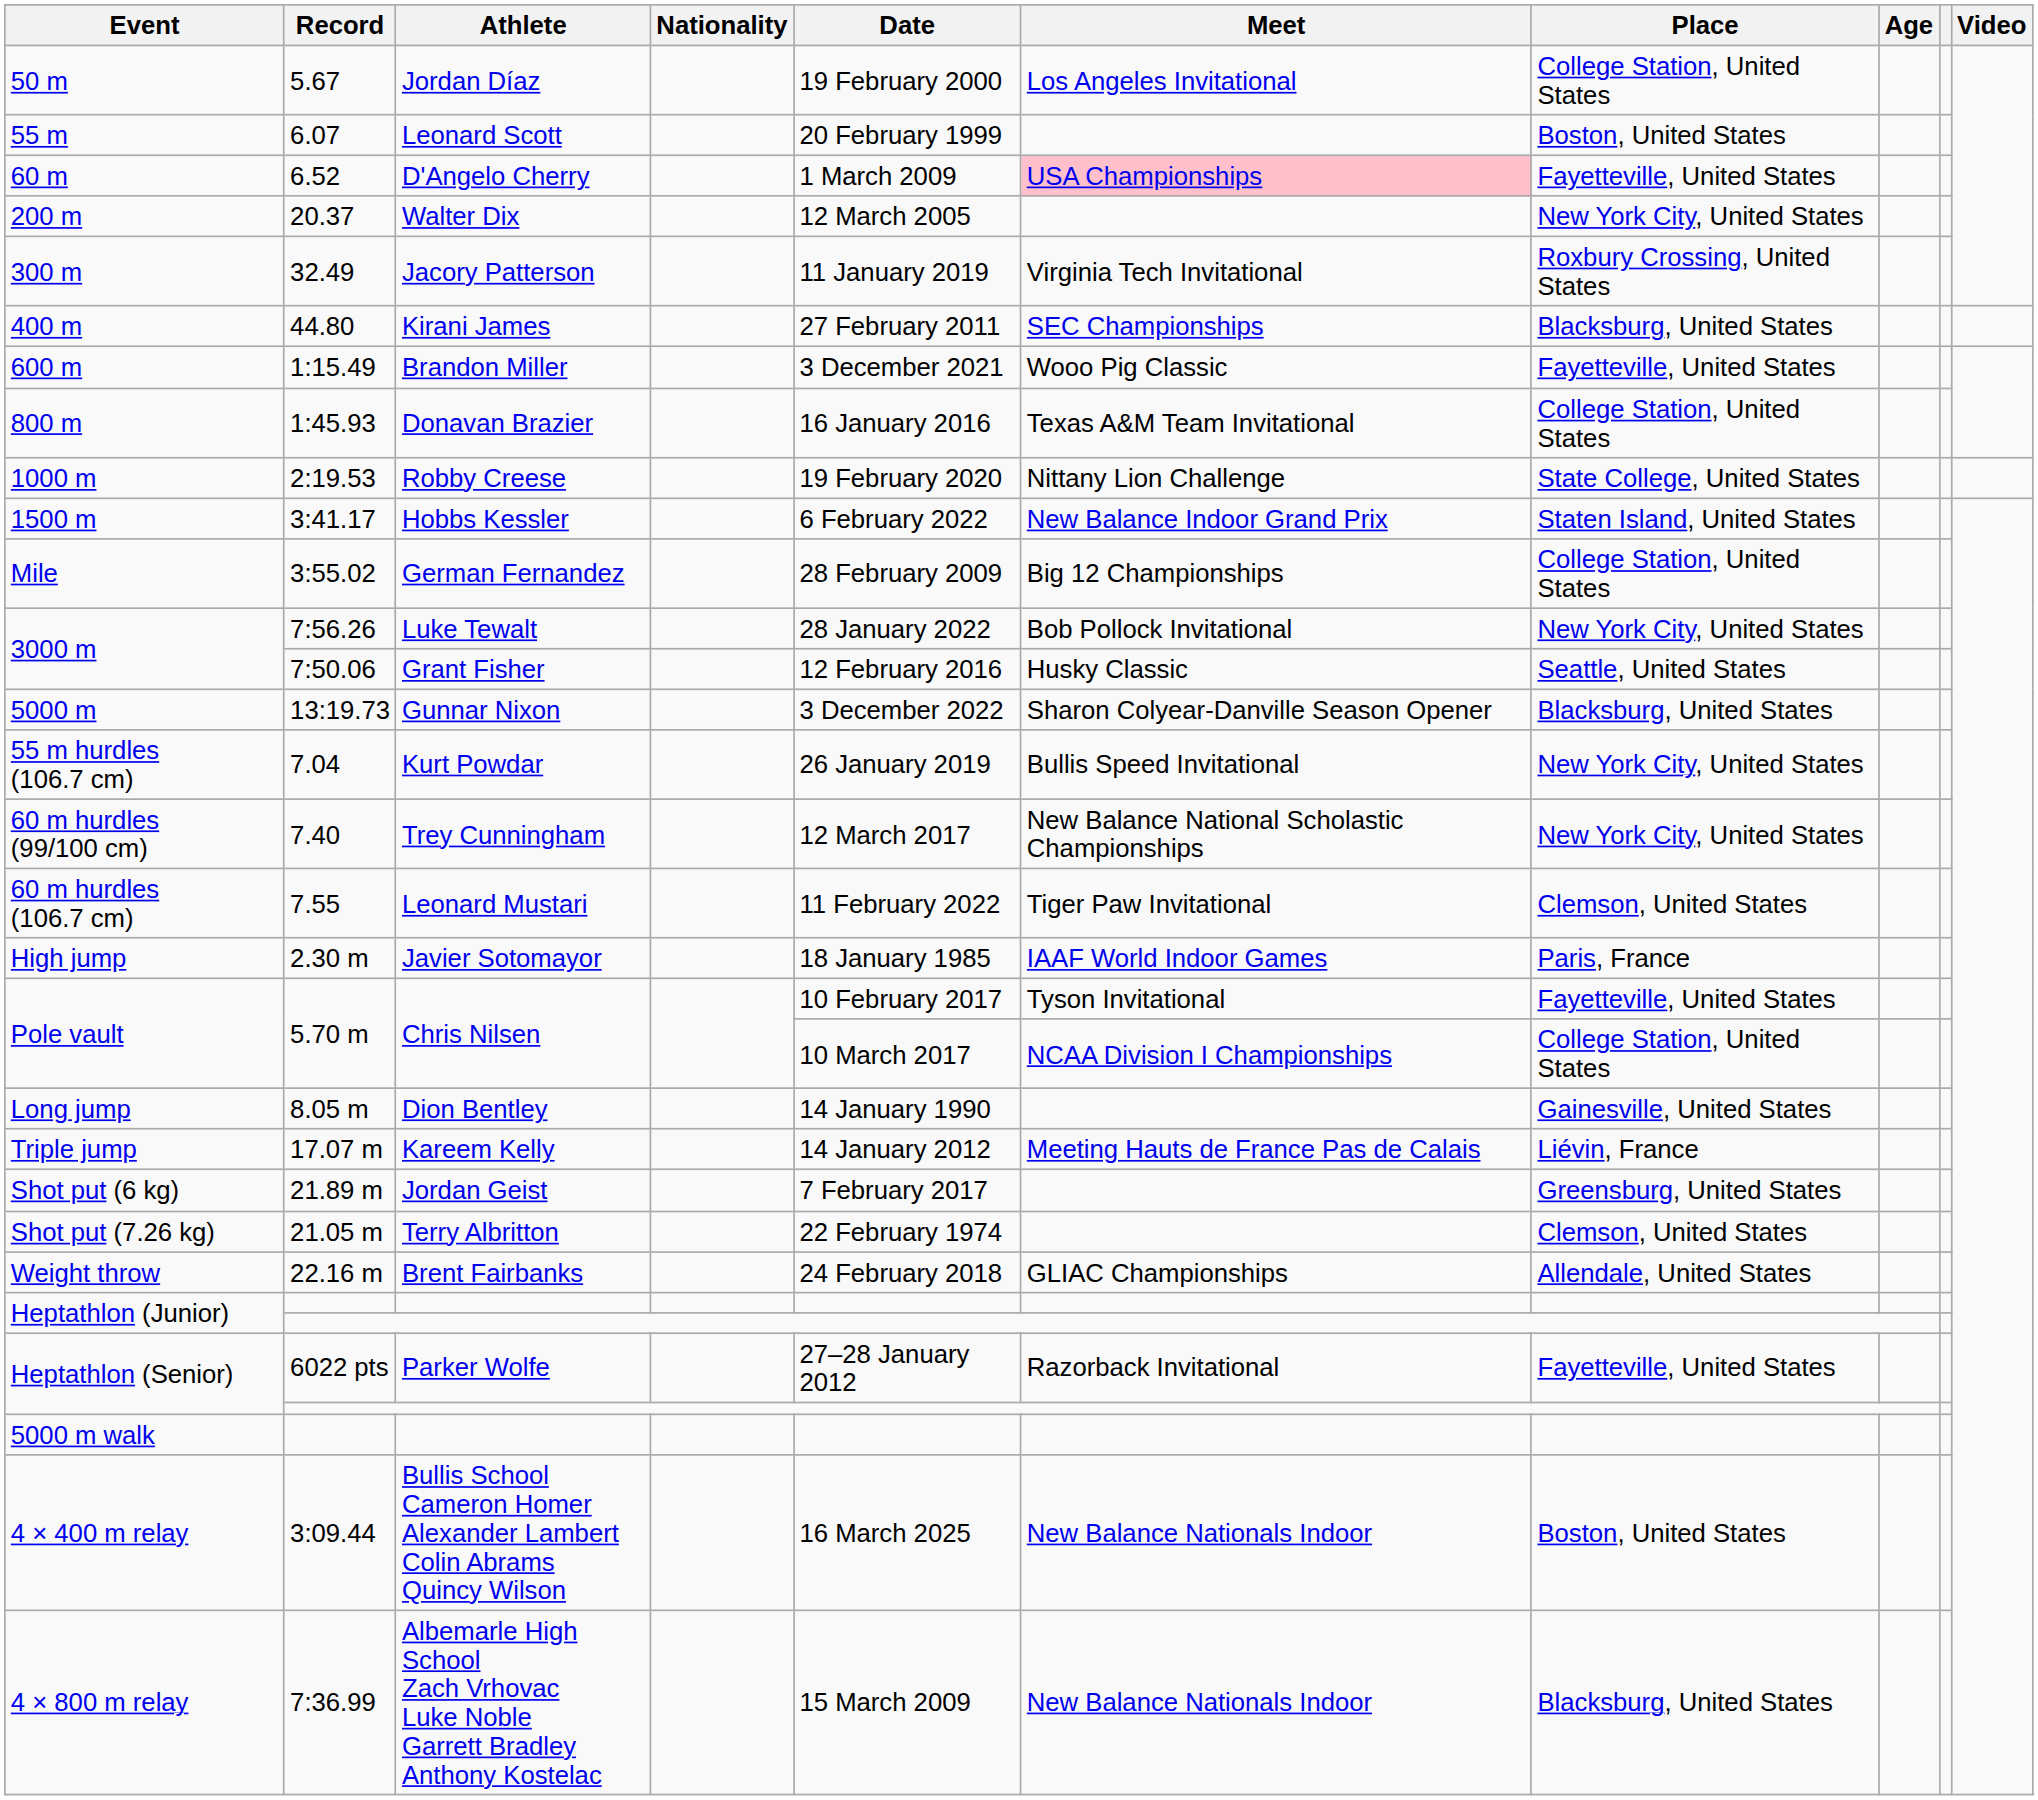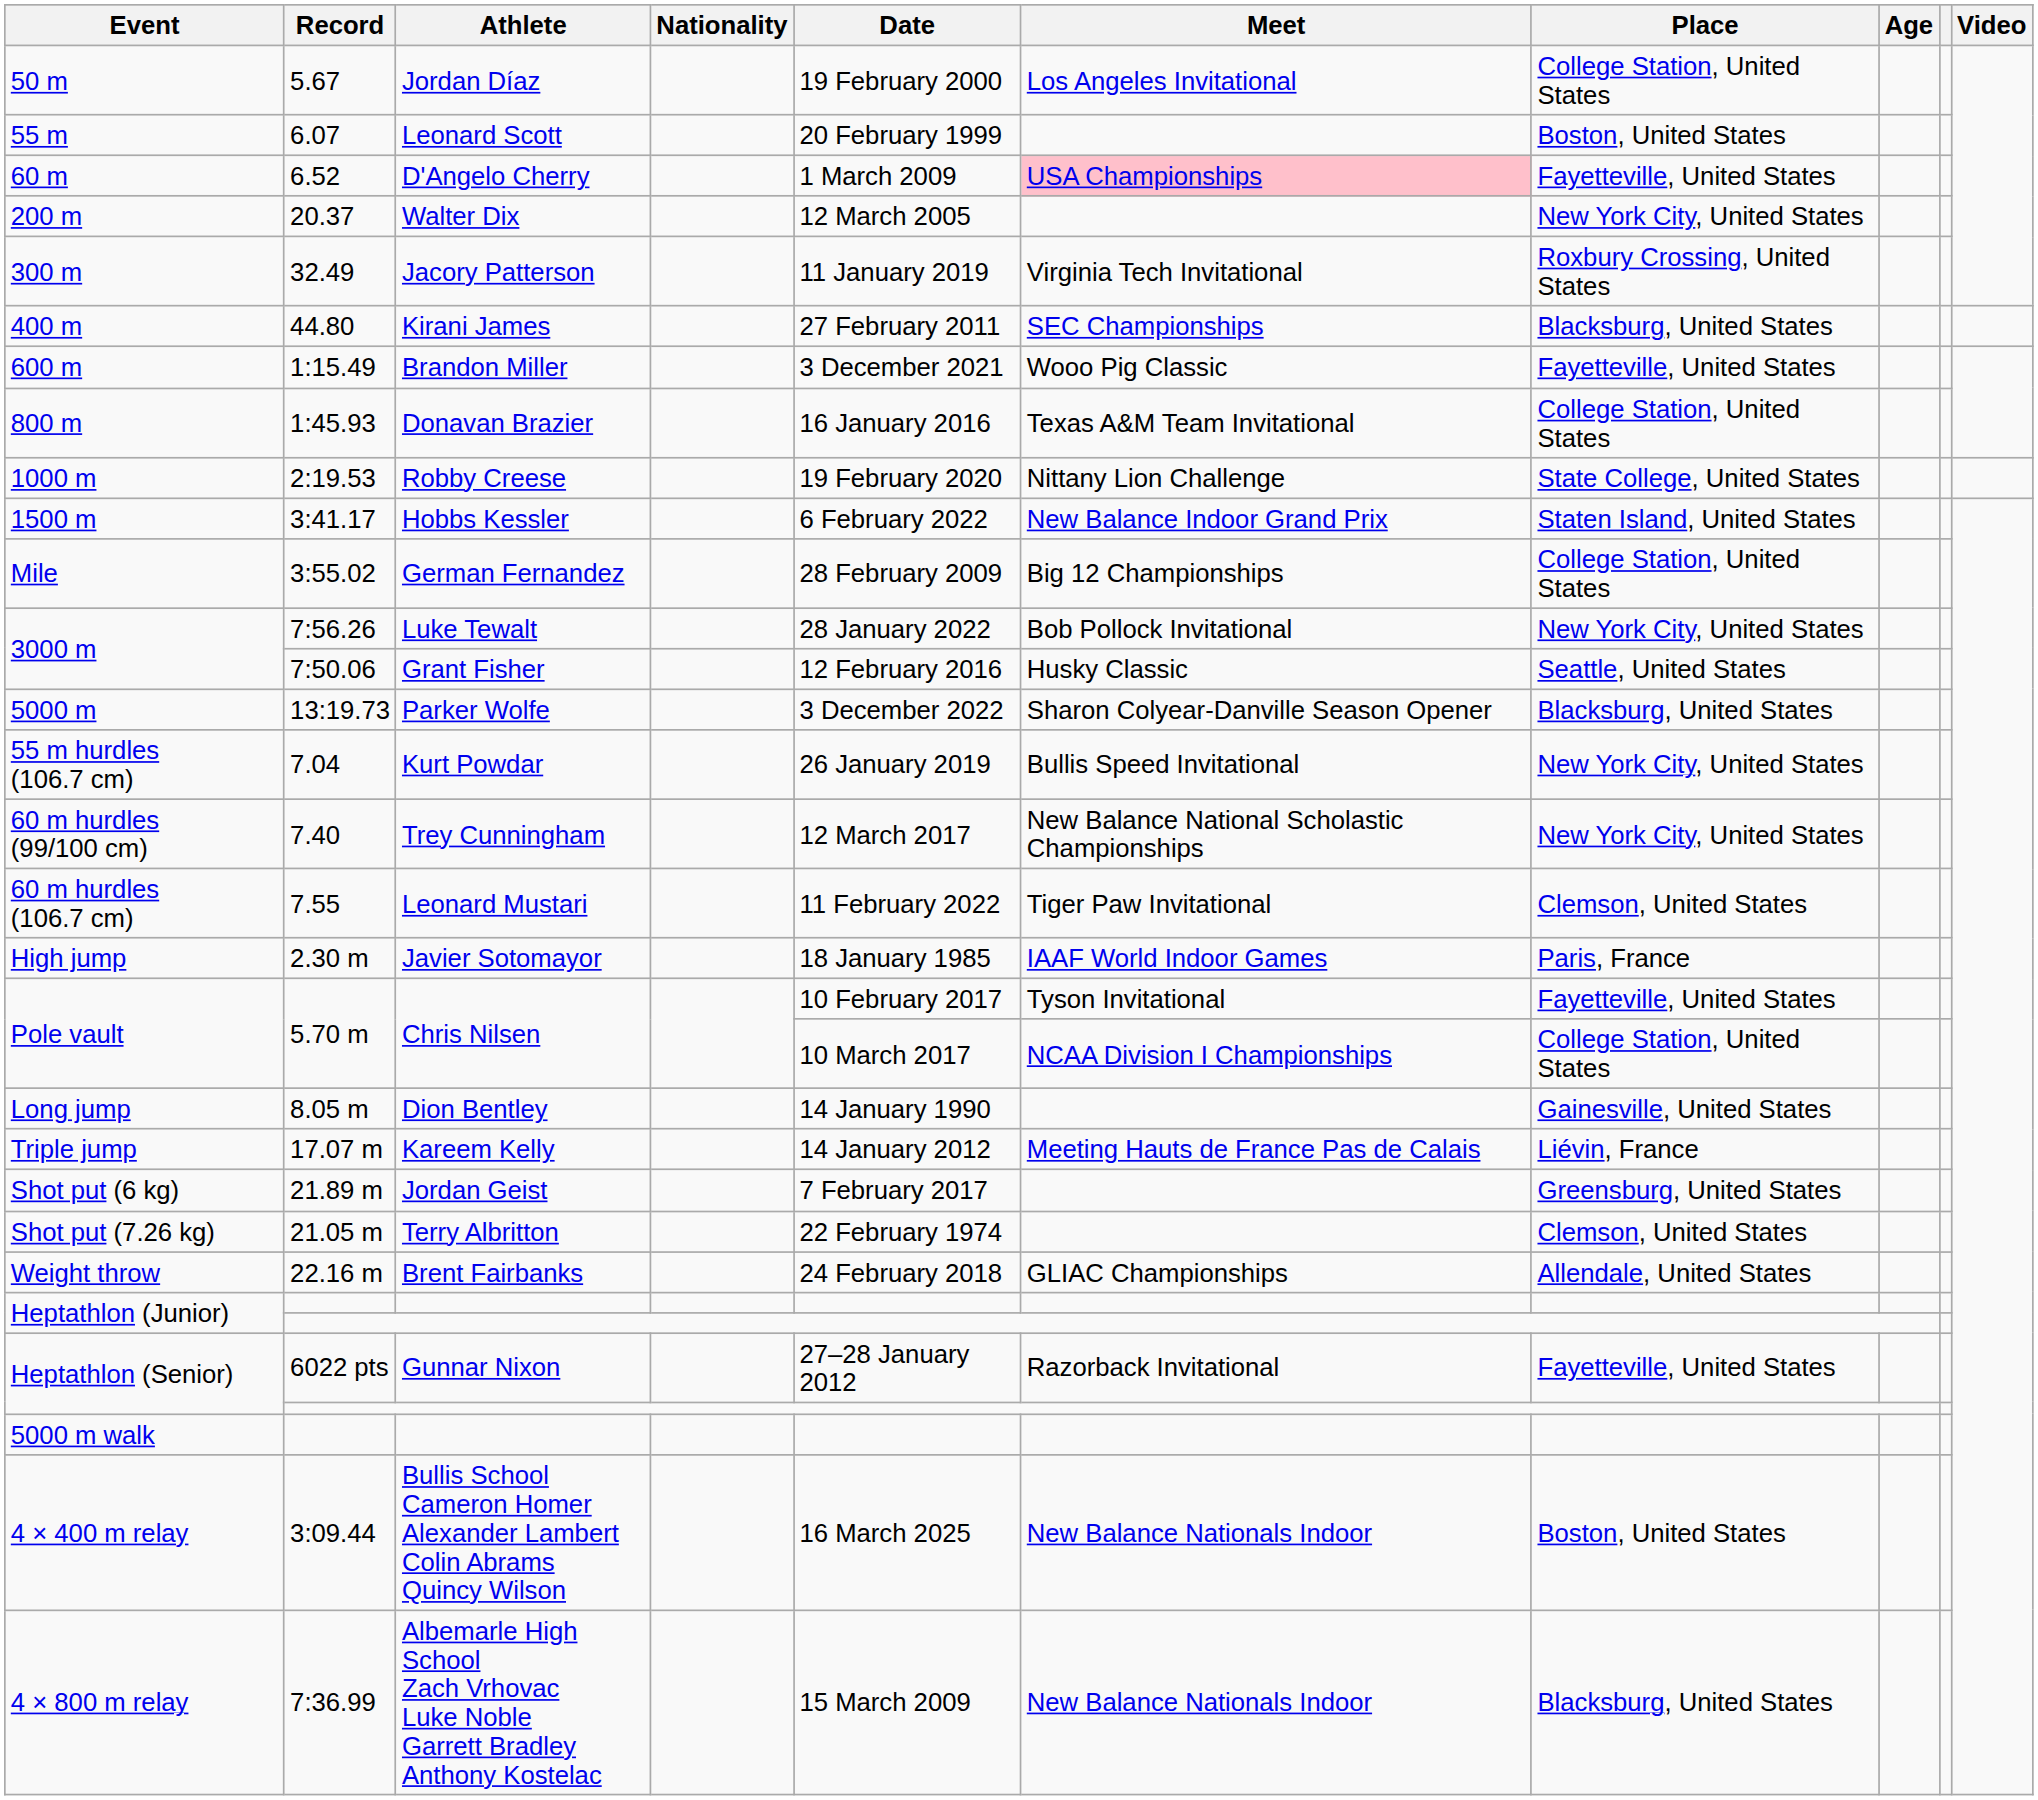(481, 710) Gunnar Nixon -> (476, 710) Parker Wolfe
(476, 1368) Parker Wolfe -> (481, 1368) Gunnar Nixon
